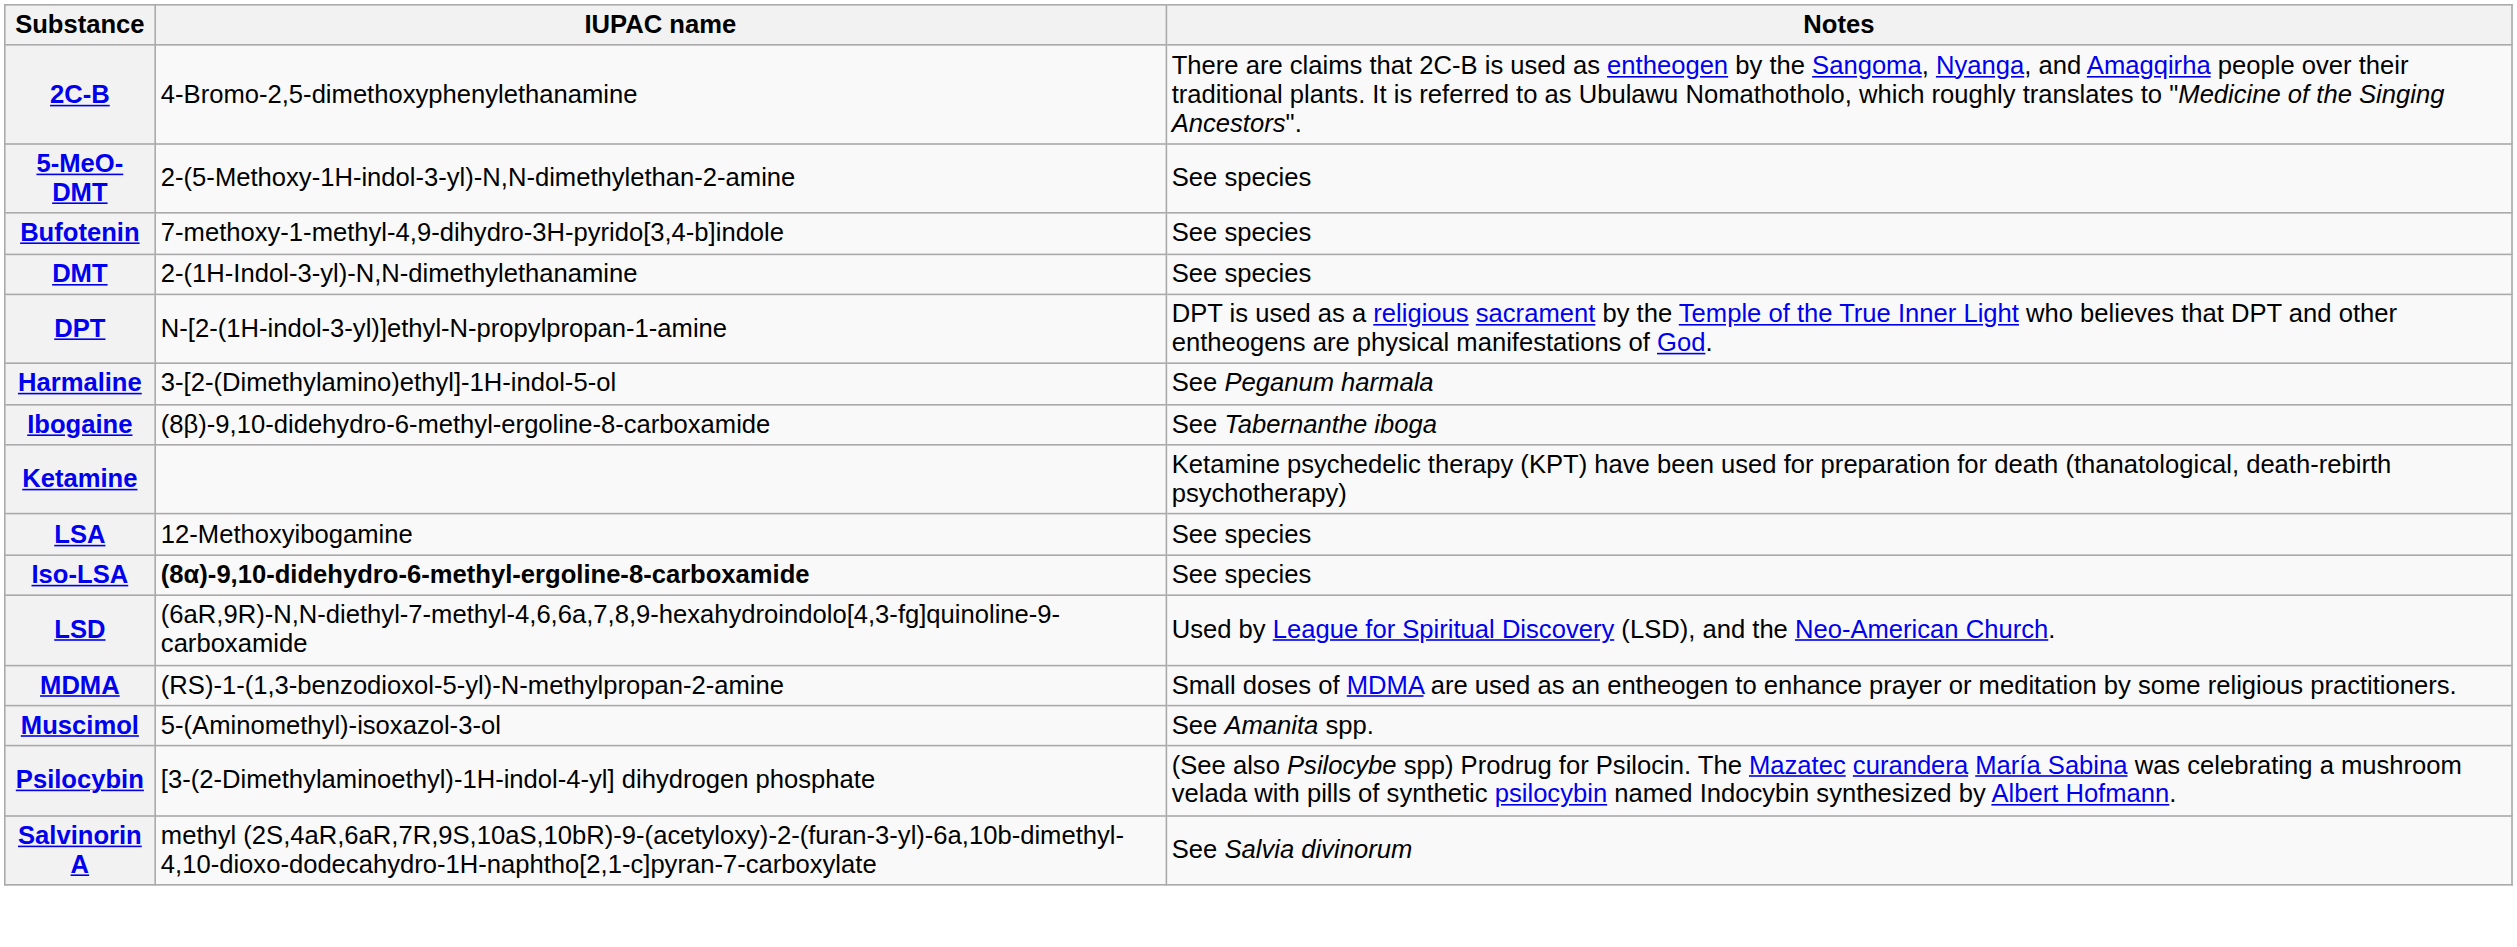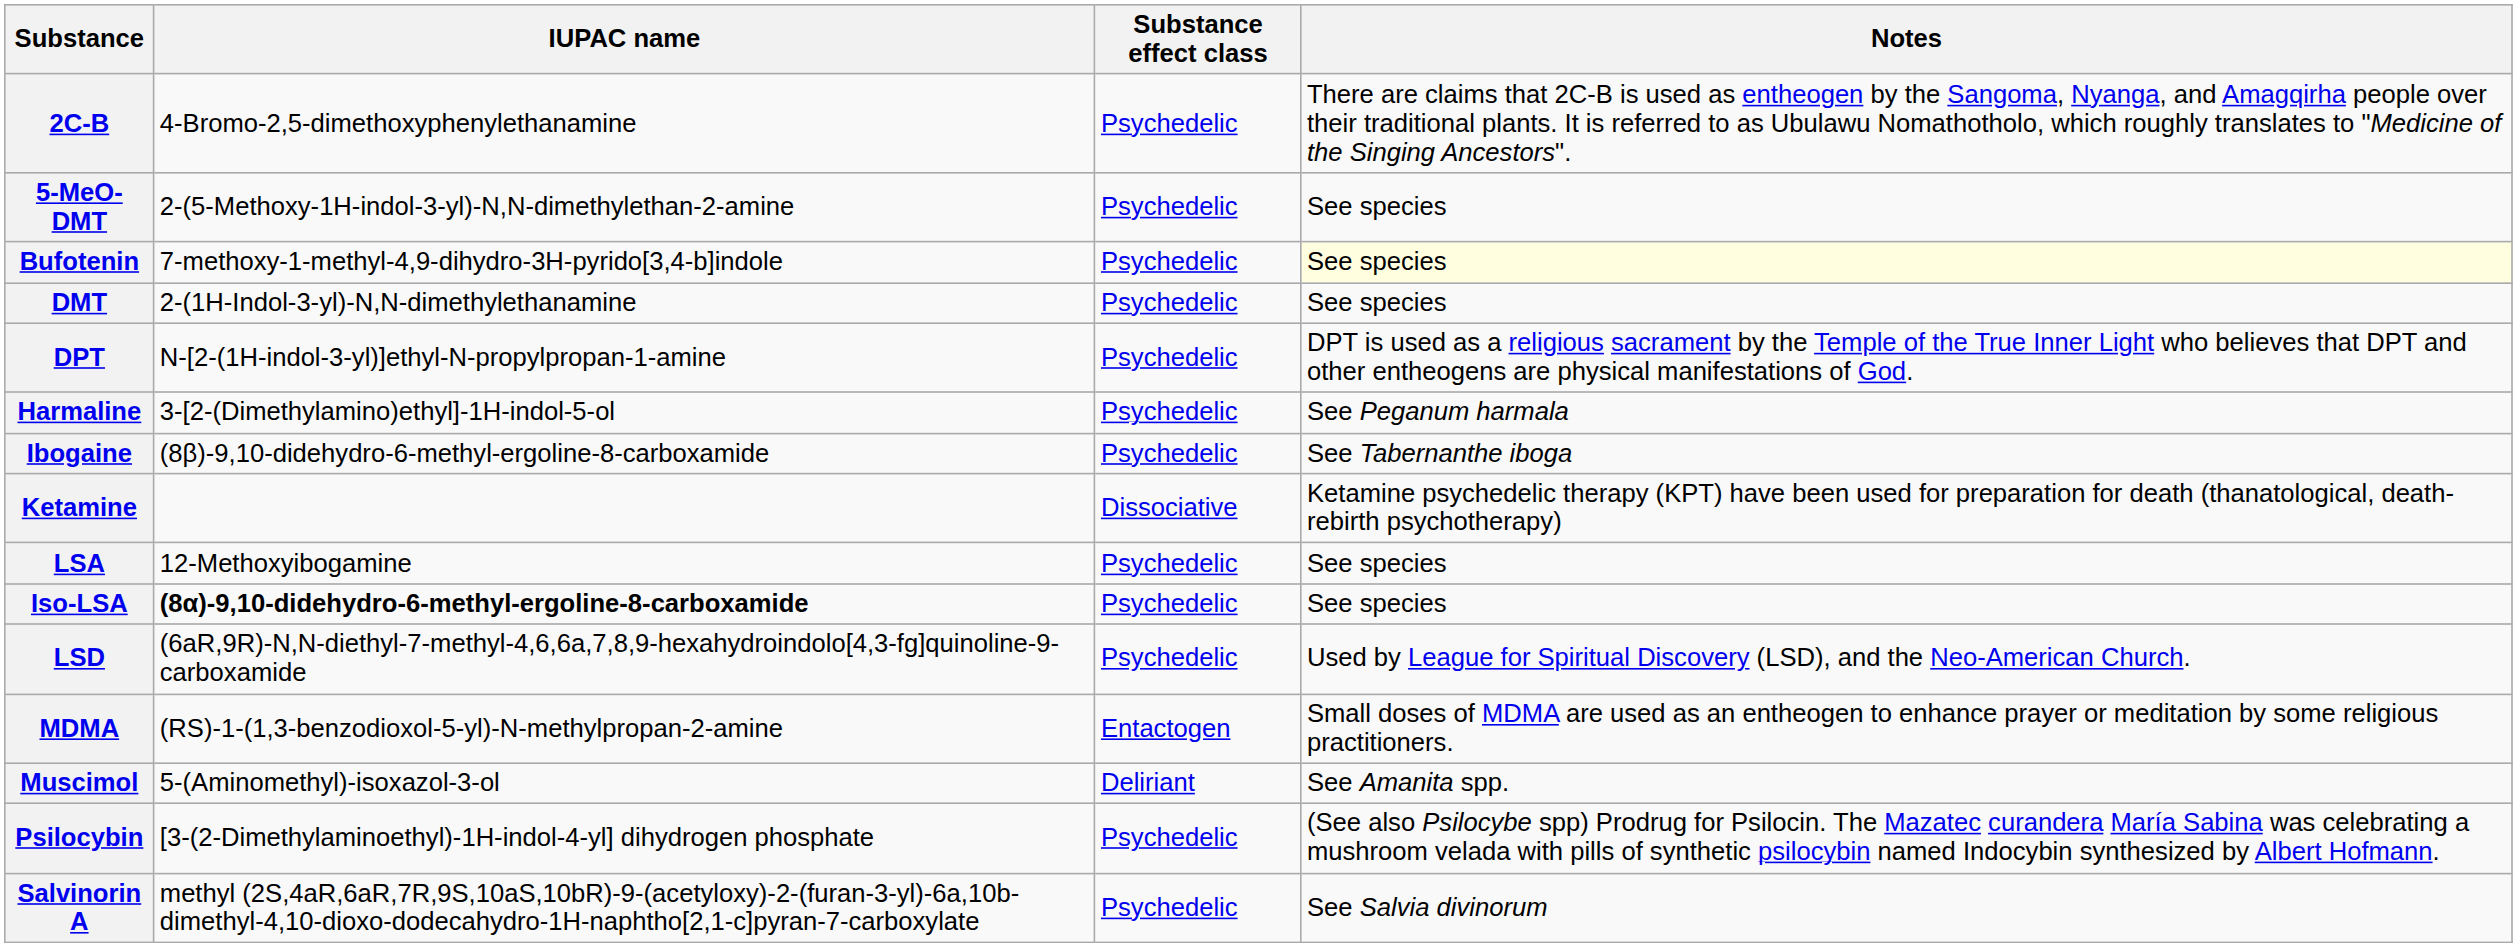+ column: (1198, 39)
(1241, 233) no background -> (1377, 261) lightyellow background
